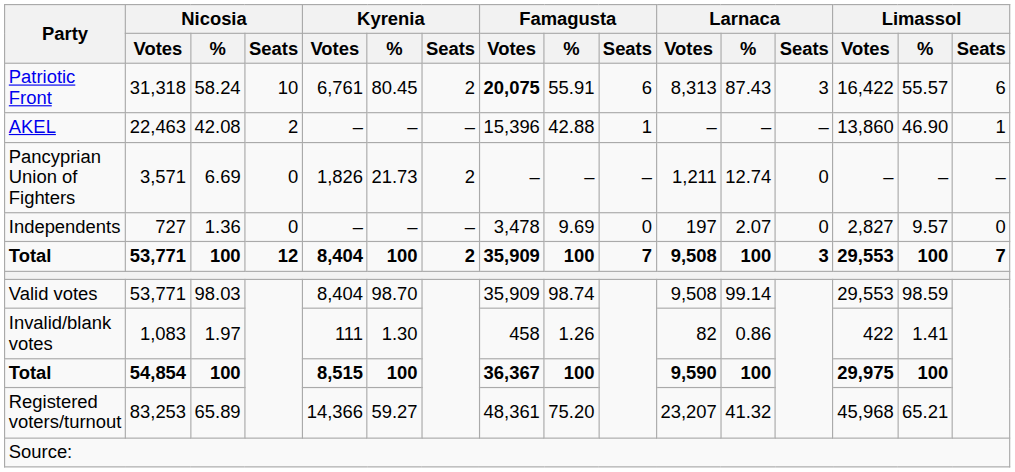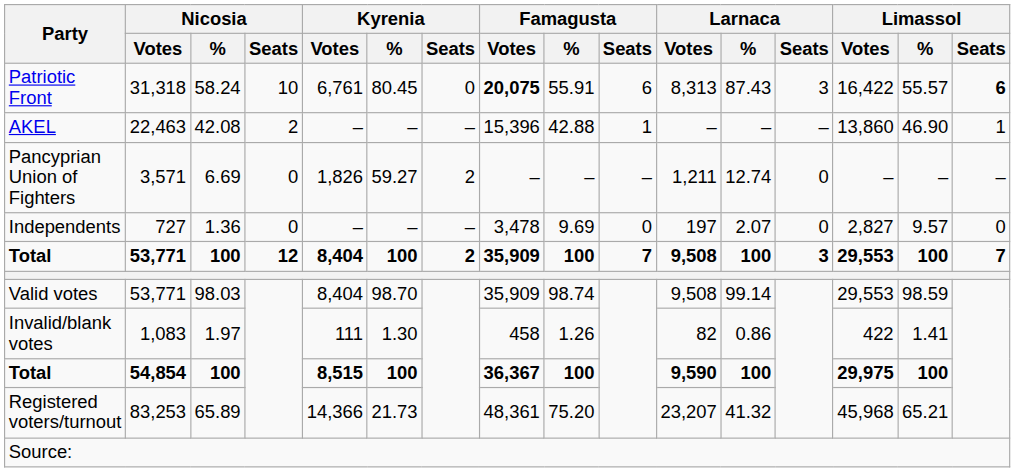(470, 87) 2 -> (470, 87) 0
(1001, 87) normal -> (1001, 87) bold
(394, 177) 21.73 -> (394, 177) 59.27
(394, 412) 59.27 -> (394, 412) 21.73
